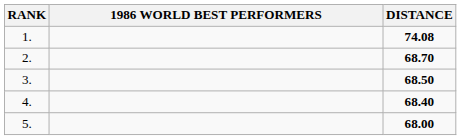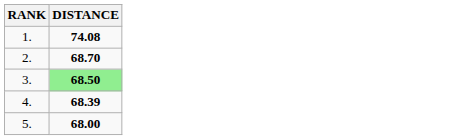- column: (216, 15)
(419, 80) no background -> (86, 80) lightgreen background
(419, 102) 68.40 -> (86, 102) 68.39
